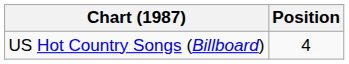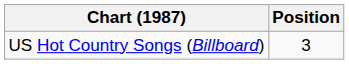(306, 45) 4 -> (306, 45) 3
